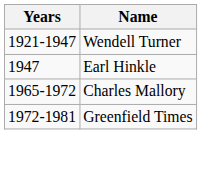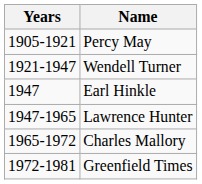+ row: (117, 41)
+ row: (138, 116)
